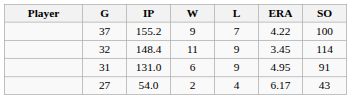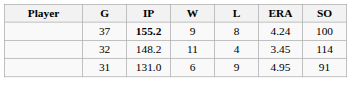(149, 31) normal -> (149, 31) bold
(237, 31) 7 -> (237, 31) 8
(281, 31) 4.22 -> (281, 31) 4.24
(149, 49) 148.4 -> (149, 49) 148.2
(237, 49) 9 -> (237, 49) 4
- row: (105, 85)
